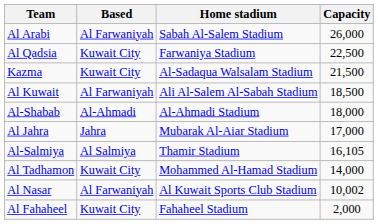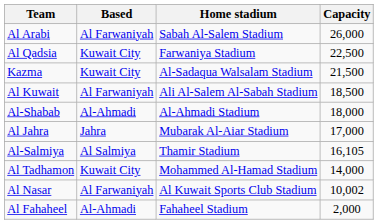(110, 209) Kuwait City -> (108, 209) Al-Ahmadi
